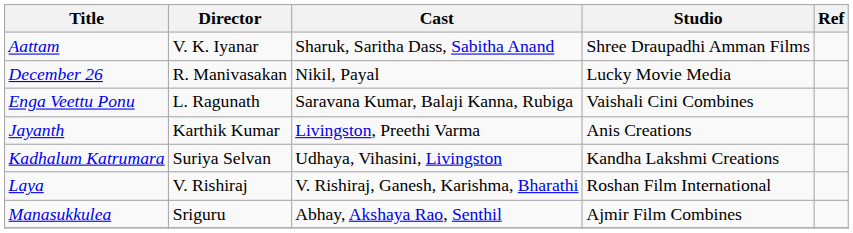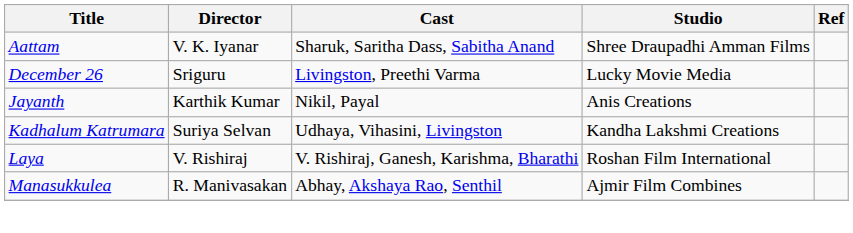(230, 74) R. Manivasakan -> (199, 74) Sriguru
(337, 74) Nikil, Payal -> (388, 74) Livingston, Preethi Varma
- row: (72, 102)
(388, 130) Livingston, Preethi Varma -> (337, 102) Nikil, Payal
(199, 213) Sriguru -> (230, 185) R. Manivasakan
